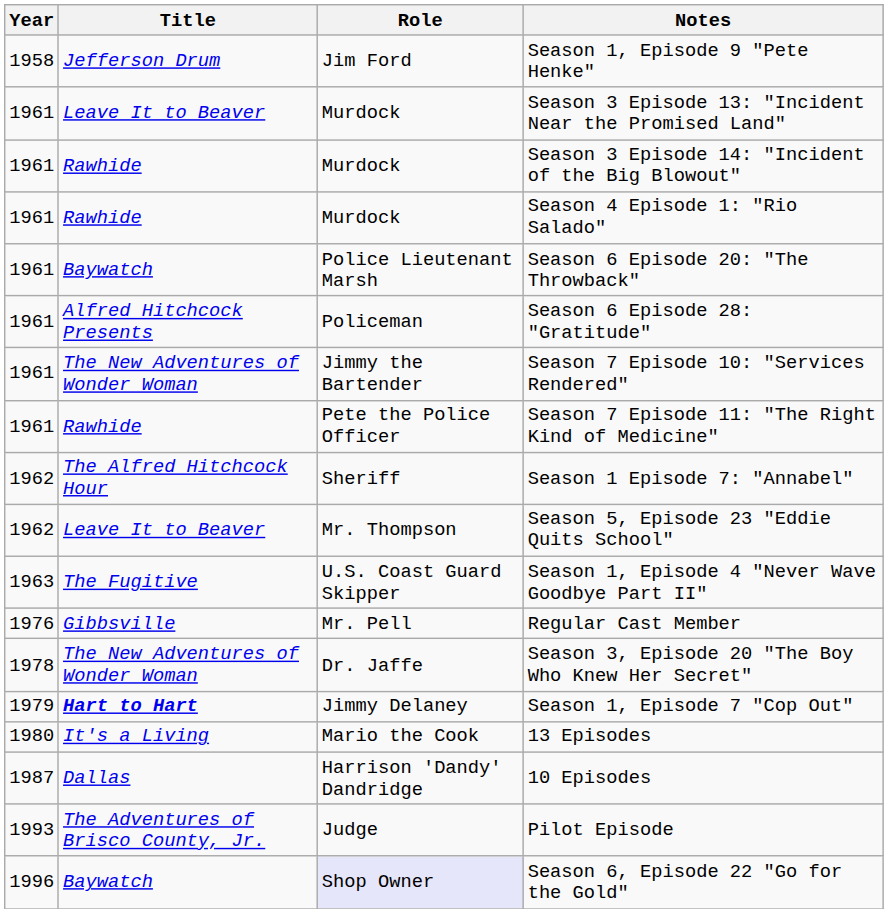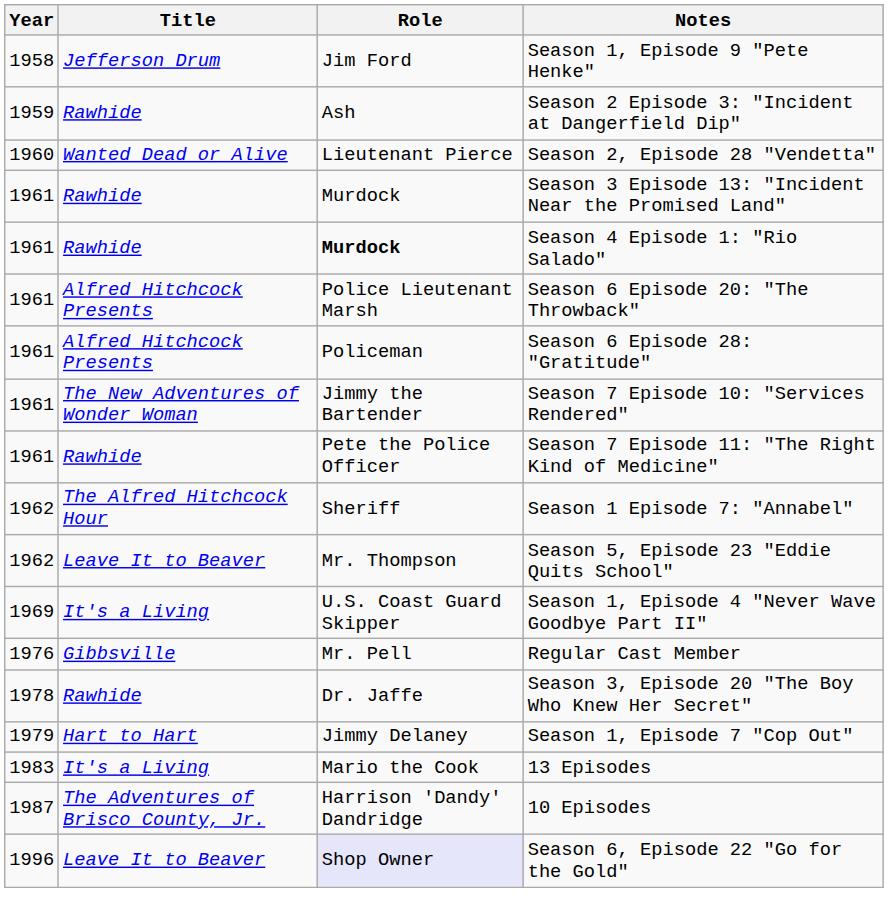+ row: (691, 113)
+ row: (702, 155)
(164, 113) Leave It to Beaver -> (102, 196) Rawhide
- row: (696, 166)
(361, 218) normal -> (361, 248) bold
(108, 270) Baywatch -> (153, 300) Alfred Hitchcock Presents
(32, 582) 1963 -> (32, 613) 1969
(130, 582) The Fugitive -> (136, 613) It's a Living
(181, 665) The New Adventures of Wonder Woman -> (102, 696) Rawhide
(130, 706) bold -> (130, 737) normal
(32, 737) 1980 -> (32, 767) 1983
(97, 778) Dallas -> (164, 809) The Adventures of Brisco County, Jr.
- row: (601, 830)
(108, 882) Baywatch -> (164, 861) Leave It to Beaver
